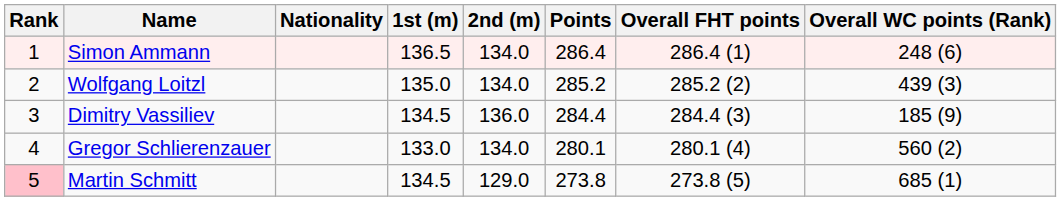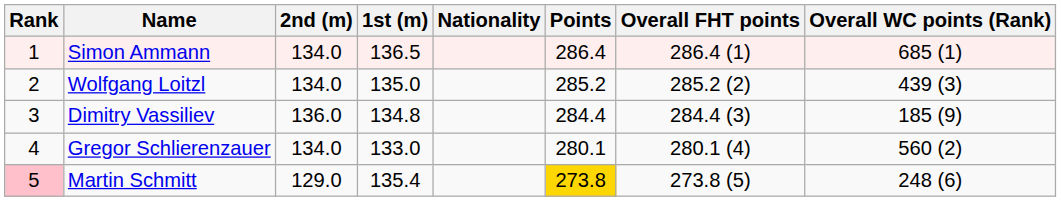columns swapped: (332, 20) <-> (504, 20)
(930, 52) 248 (6) -> (930, 52) 685 (1)
(425, 116) 134.5 -> (395, 116) 134.8
(425, 180) 134.5 -> (395, 180) 135.4
(581, 180) no background -> (581, 180) gold background
(930, 180) 685 (1) -> (930, 180) 248 (6)
